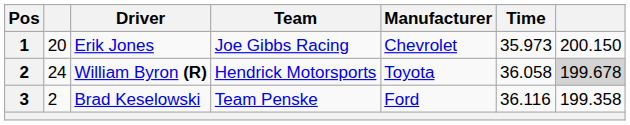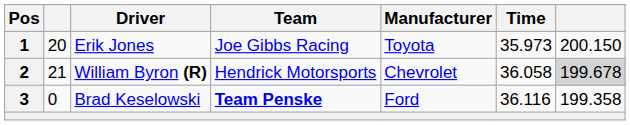(421, 45) Chevrolet -> (409, 45) Toyota
(57, 72) 24 -> (57, 72) 21
(409, 72) Toyota -> (421, 72) Chevrolet
(52, 99) 2 -> (52, 99) 0
(266, 99) normal -> (268, 99) bold
